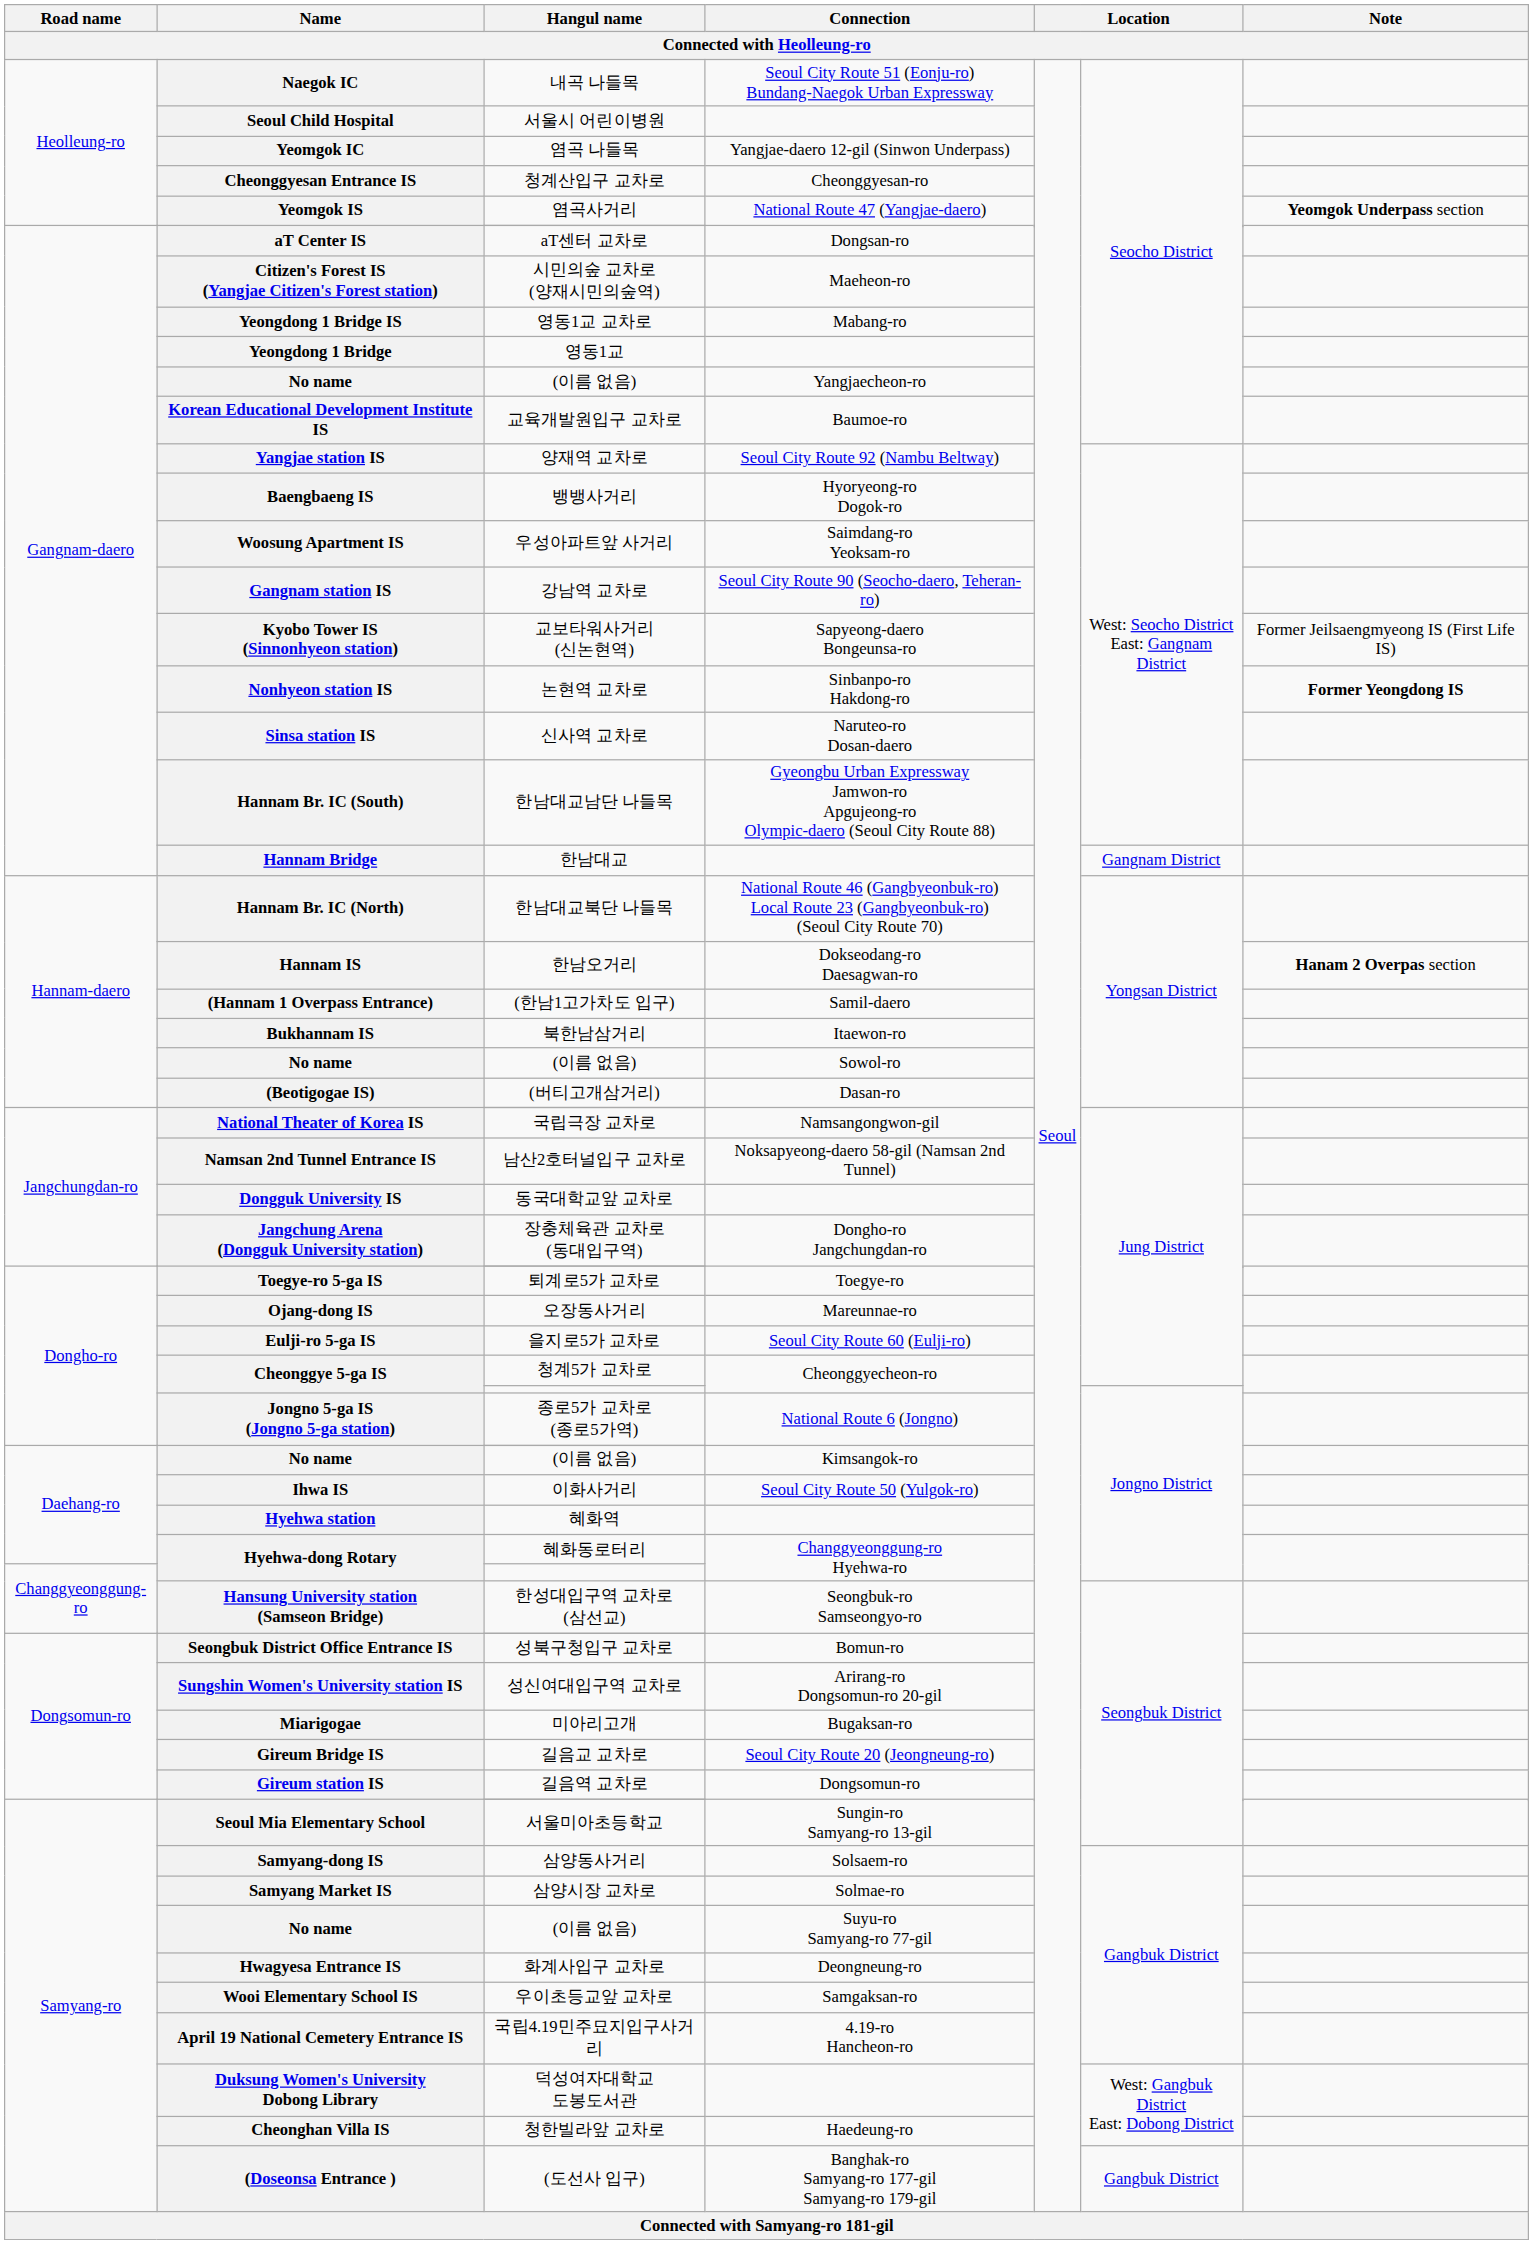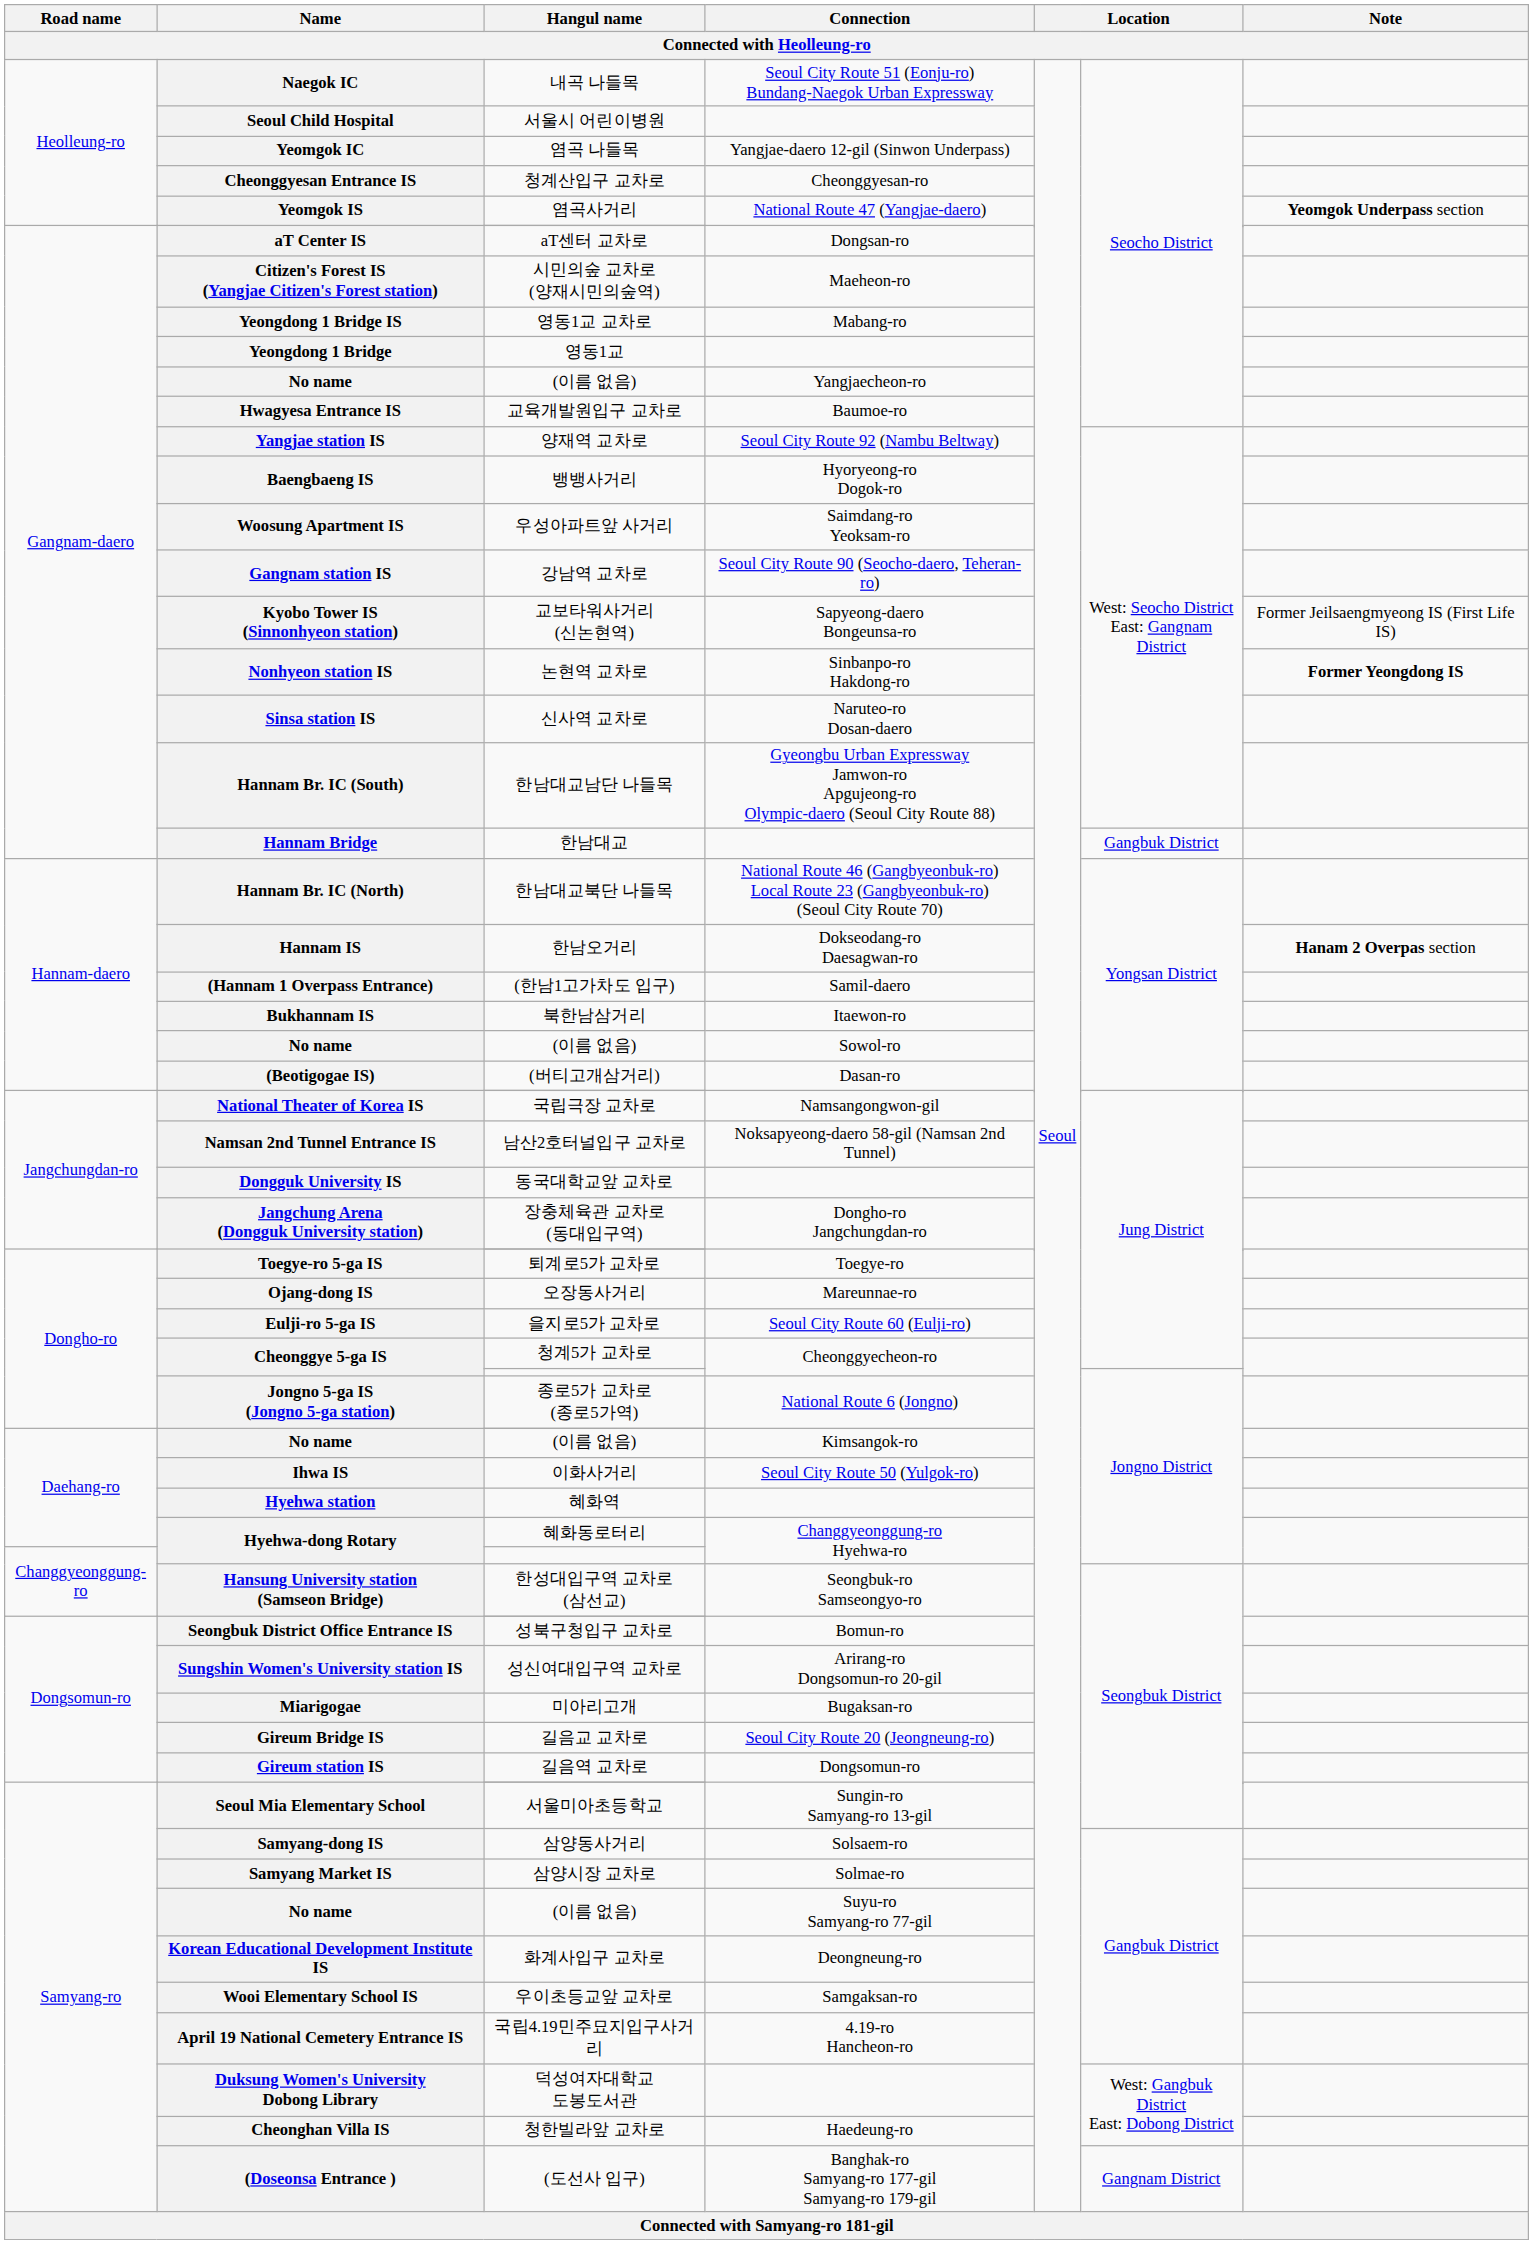(320, 419) Korean Educational Development Institute IS -> (320, 410) Hwagyesa Entrance IS
(1161, 859) Gangnam District -> (1161, 842) Gangbuk District
(320, 1967) Hwagyesa Entrance IS -> (320, 1958) Korean Educational Development Institute IS
(1161, 2178) Gangbuk District -> (1161, 2178) Gangnam District
